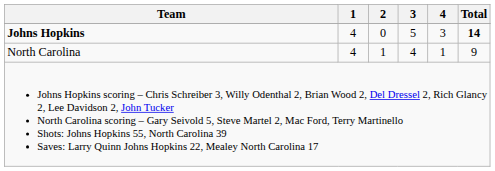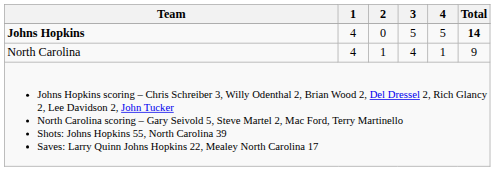(443, 33) 3 -> (443, 33) 5
